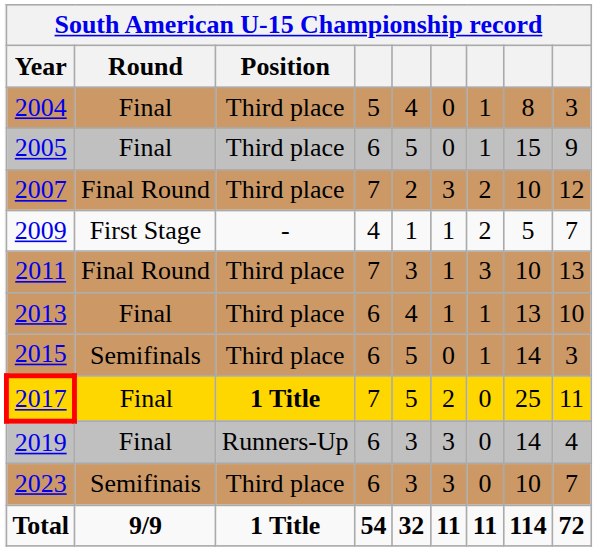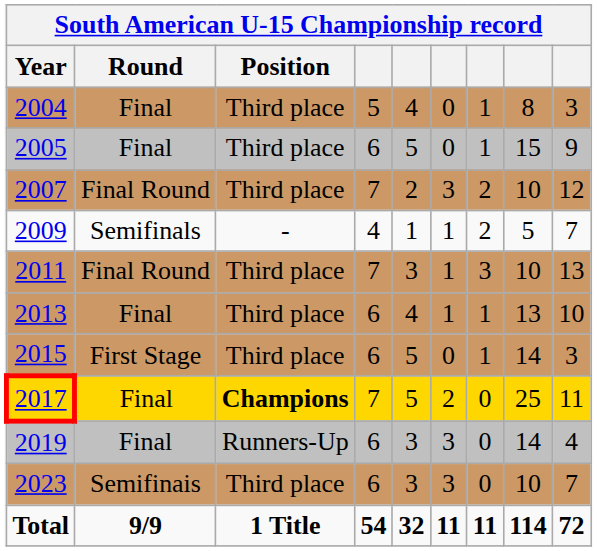(145, 230) First Stage -> (145, 230) Semifinals
(145, 354) Semifinals -> (145, 354) First Stage
(285, 398) 1 Title -> (285, 398) Champions
